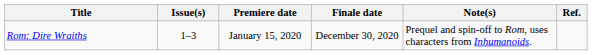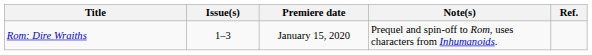- column: (357, 12)
